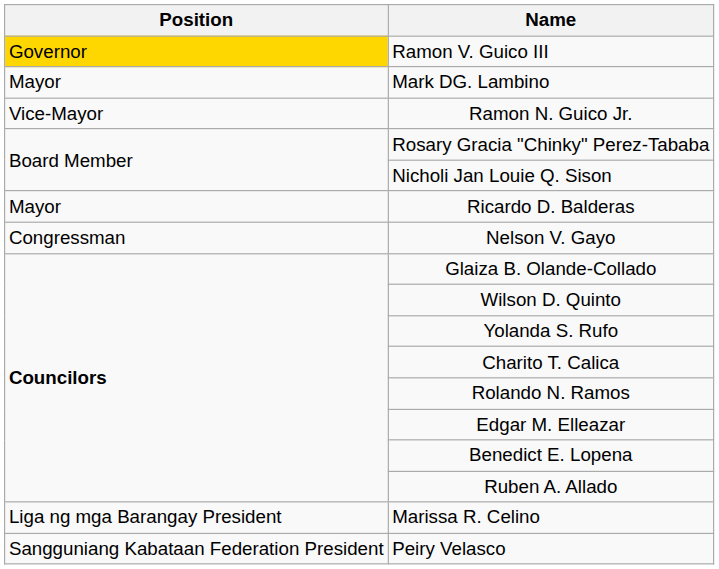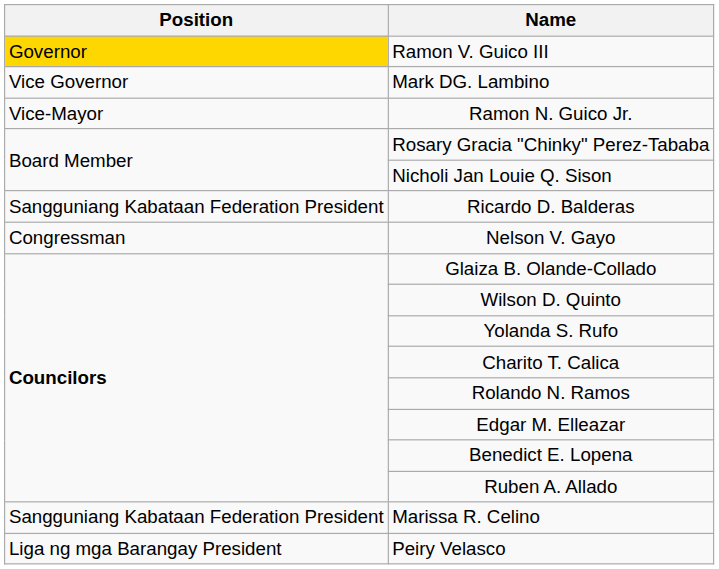(35, 82) Mayor -> (69, 82) Vice Governor
(35, 207) Mayor -> (196, 207) Sangguniang Kabataan Federation President
(145, 518) Liga ng mga Barangay President -> (196, 518) Sangguniang Kabataan Federation President
(196, 549) Sangguniang Kabataan Federation President -> (145, 549) Liga ng mga Barangay President
